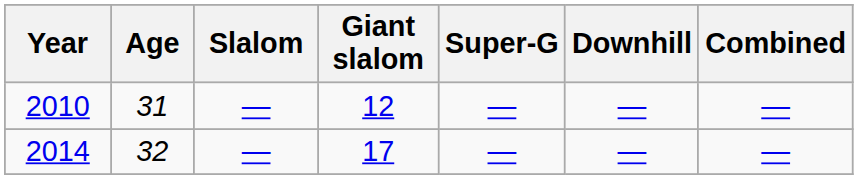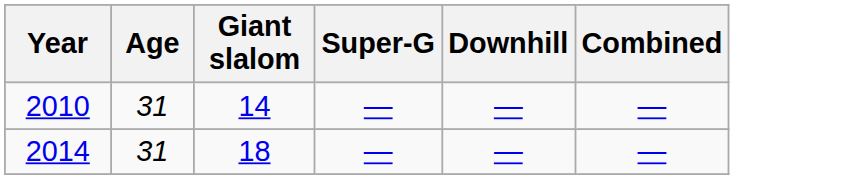- column: (256, 43)
(378, 105) 12 -> (254, 105) 14
(152, 151) 32 -> (152, 151) 31
(378, 151) 17 -> (254, 151) 18
